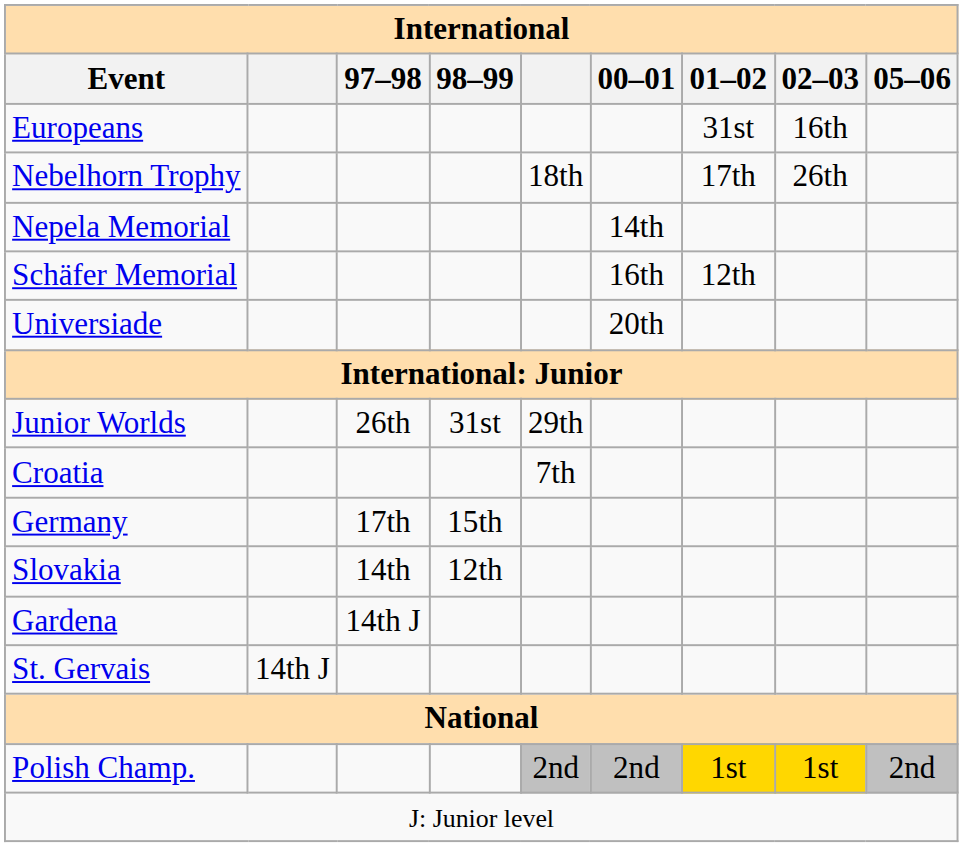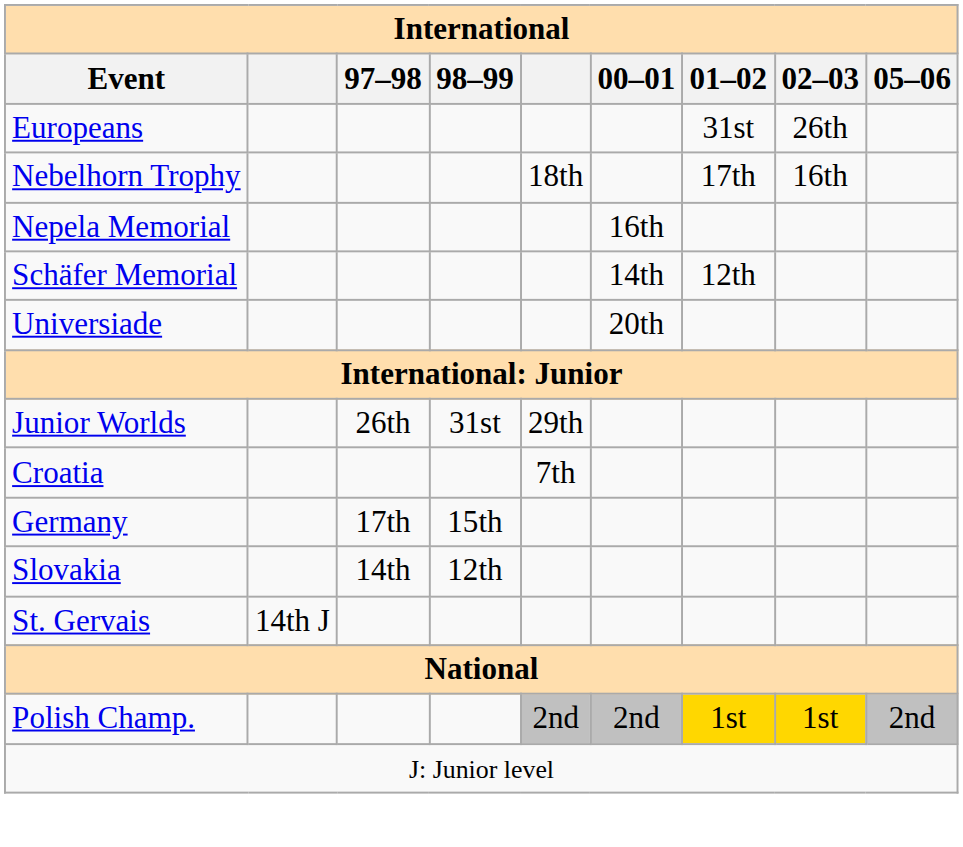(820, 127) 16th -> (820, 127) 26th
(820, 176) 26th -> (820, 176) 16th
(636, 226) 14th -> (636, 226) 16th
(636, 275) 16th -> (636, 275) 14th
- row: (65, 619)
